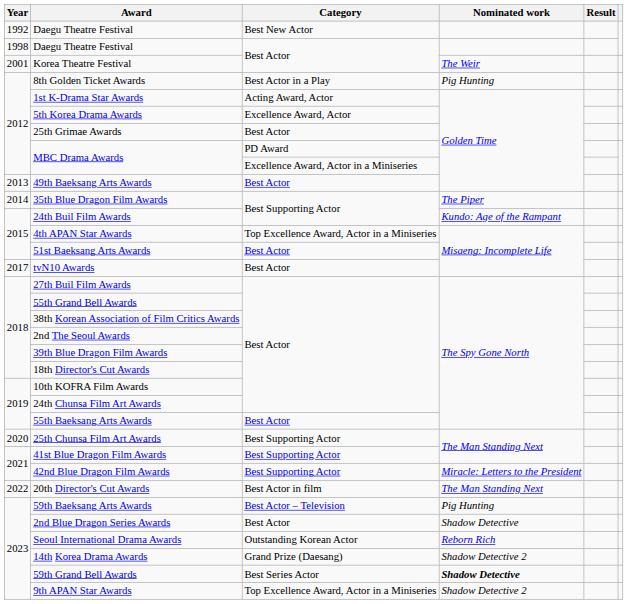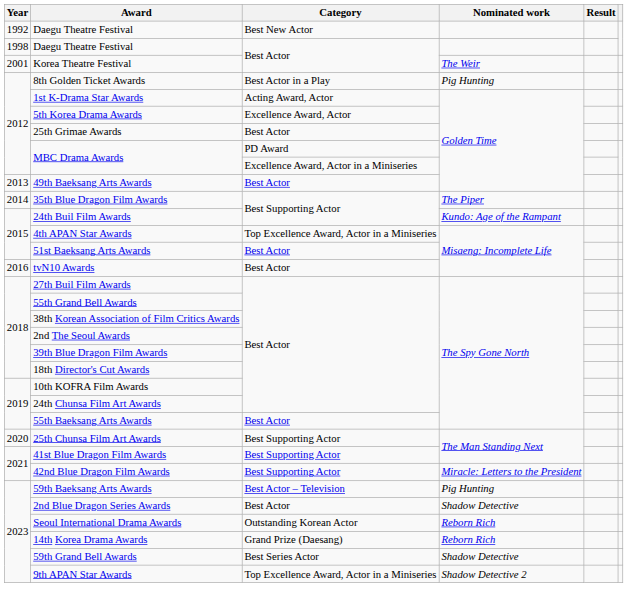(18, 268) 2017 -> (18, 268) 2016
- row: (91, 489)
(484, 557) Shadow Detective 2 -> (468, 540) Reborn Rich
(481, 574) bold -> (480, 557) normal
